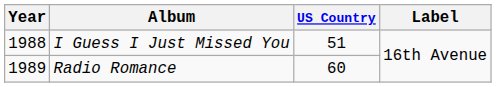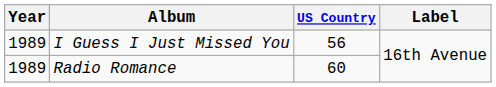(27, 43) 1988 -> (27, 43) 1989
(336, 43) 51 -> (336, 43) 56
